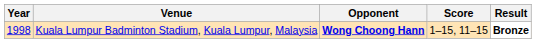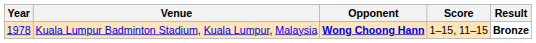(19, 30) 1998 -> (19, 30) 1978
